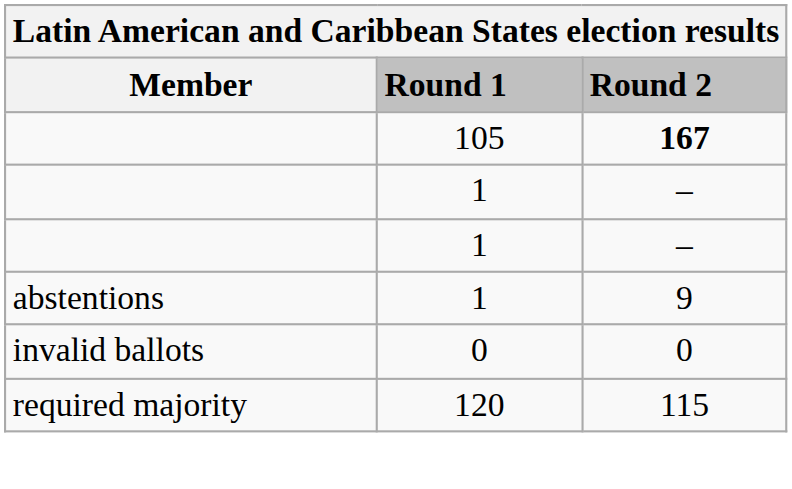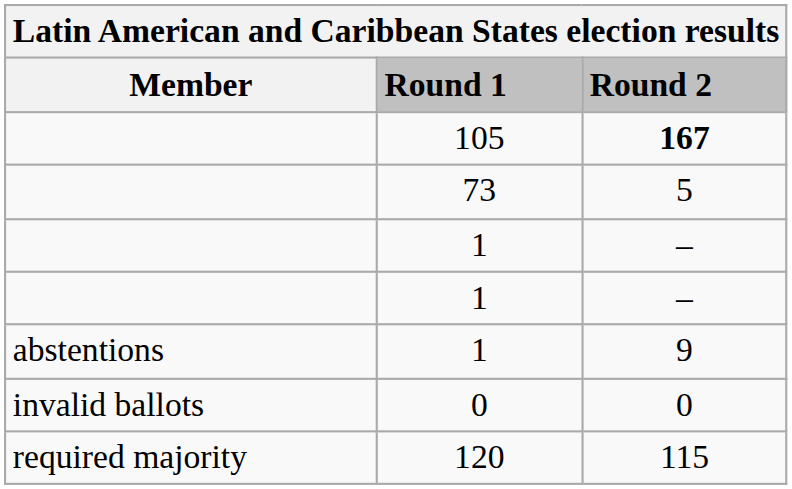+ row: (479, 191)
